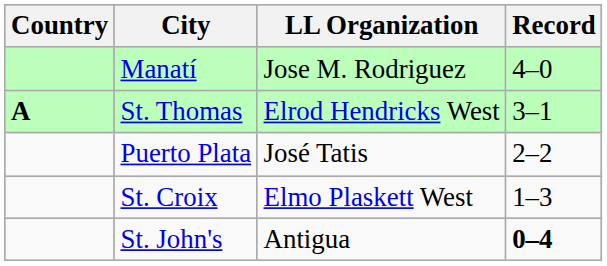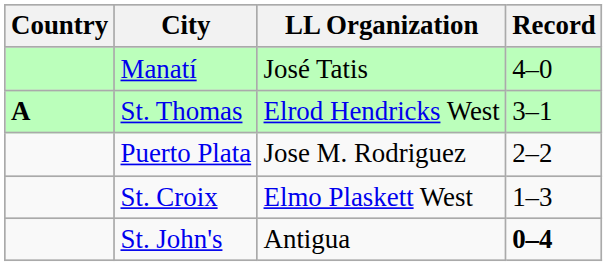(365, 68) Jose M. Rodriguez -> (316, 68) José Tatis
(316, 153) José Tatis -> (365, 153) Jose M. Rodriguez
